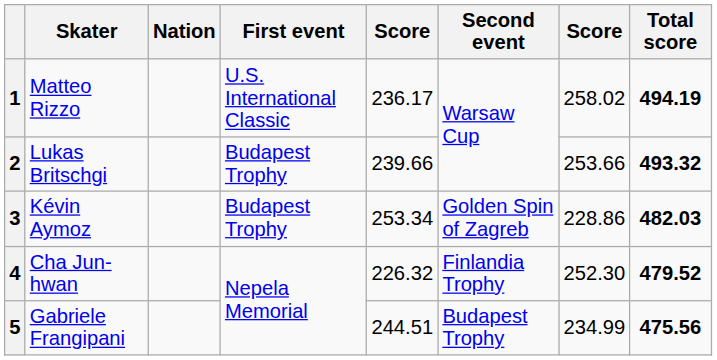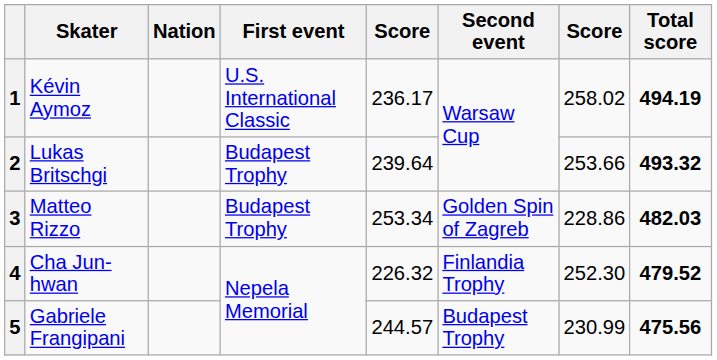(61, 97) Matteo Rizzo -> (60, 97) Kévin Aymoz
(402, 163) 239.66 -> (402, 163) 239.64
(60, 218) Kévin Aymoz -> (61, 218) Matteo Rizzo
(402, 327) 244.51 -> (402, 327) 244.57
(594, 327) 234.99 -> (594, 327) 230.99
